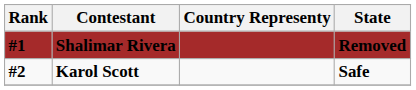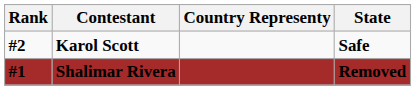rows swapped: (116, 44) <-> (97, 71)
